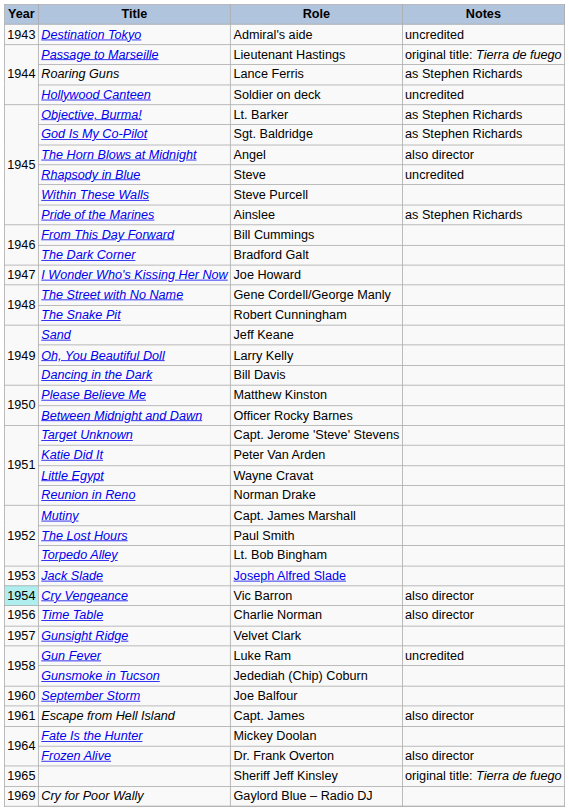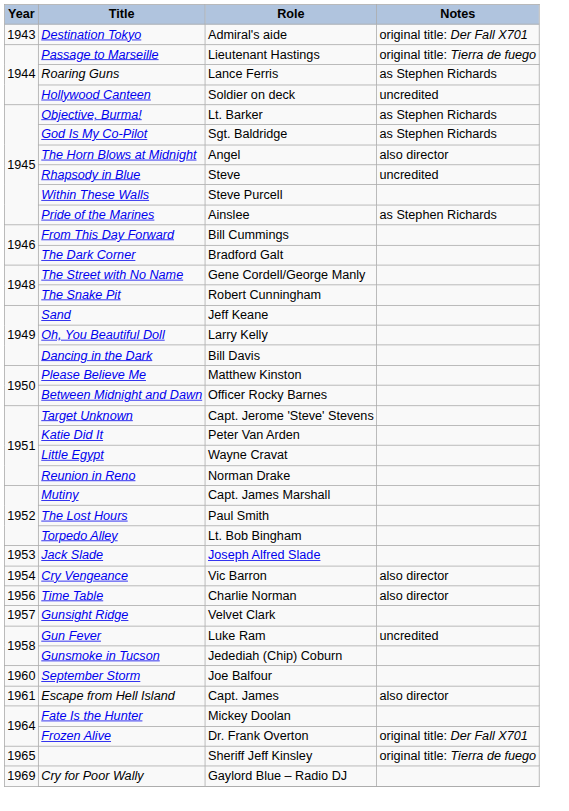(435, 34) uncredited -> (454, 34) original title: Der Fall X701
- row: (134, 275)
(21, 595) paleturquoise background -> (21, 575) no background
(439, 756) also director -> (454, 736) original title: Der Fall X701
